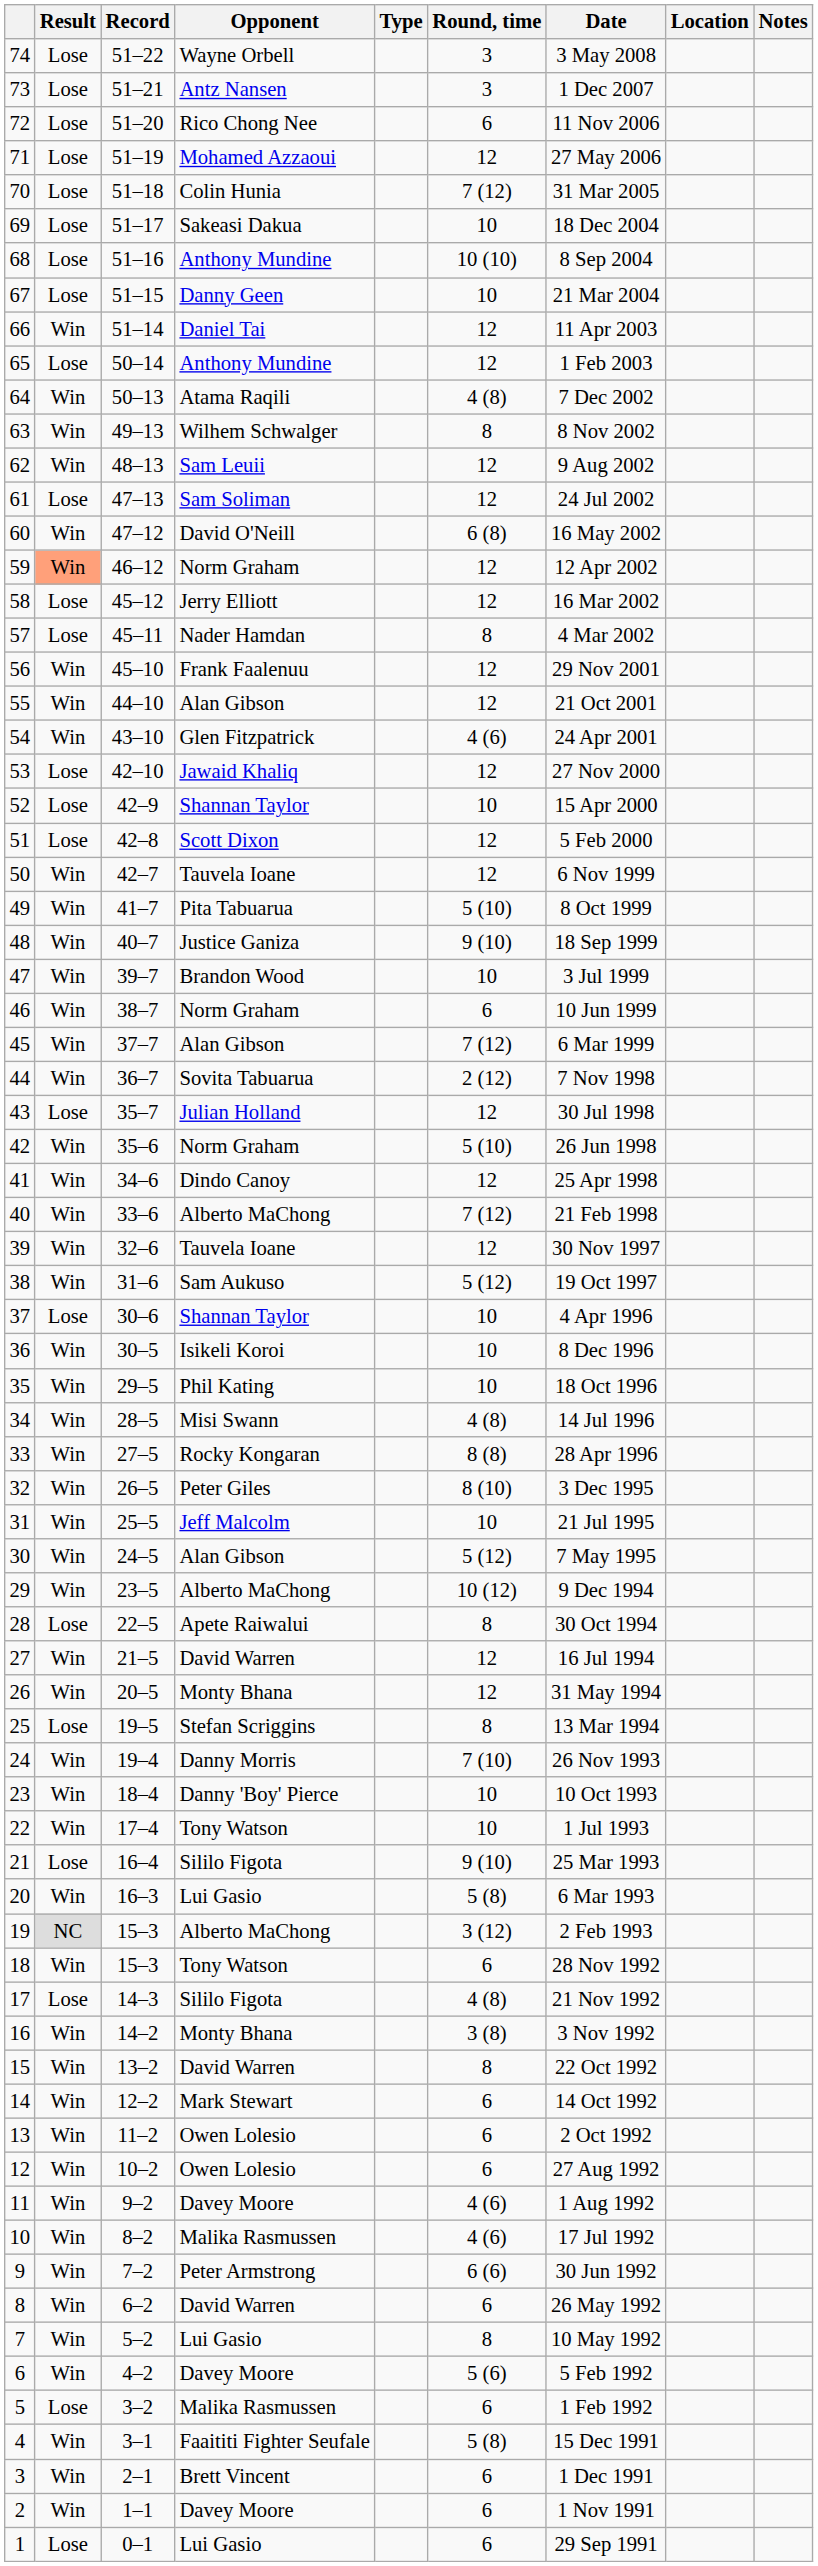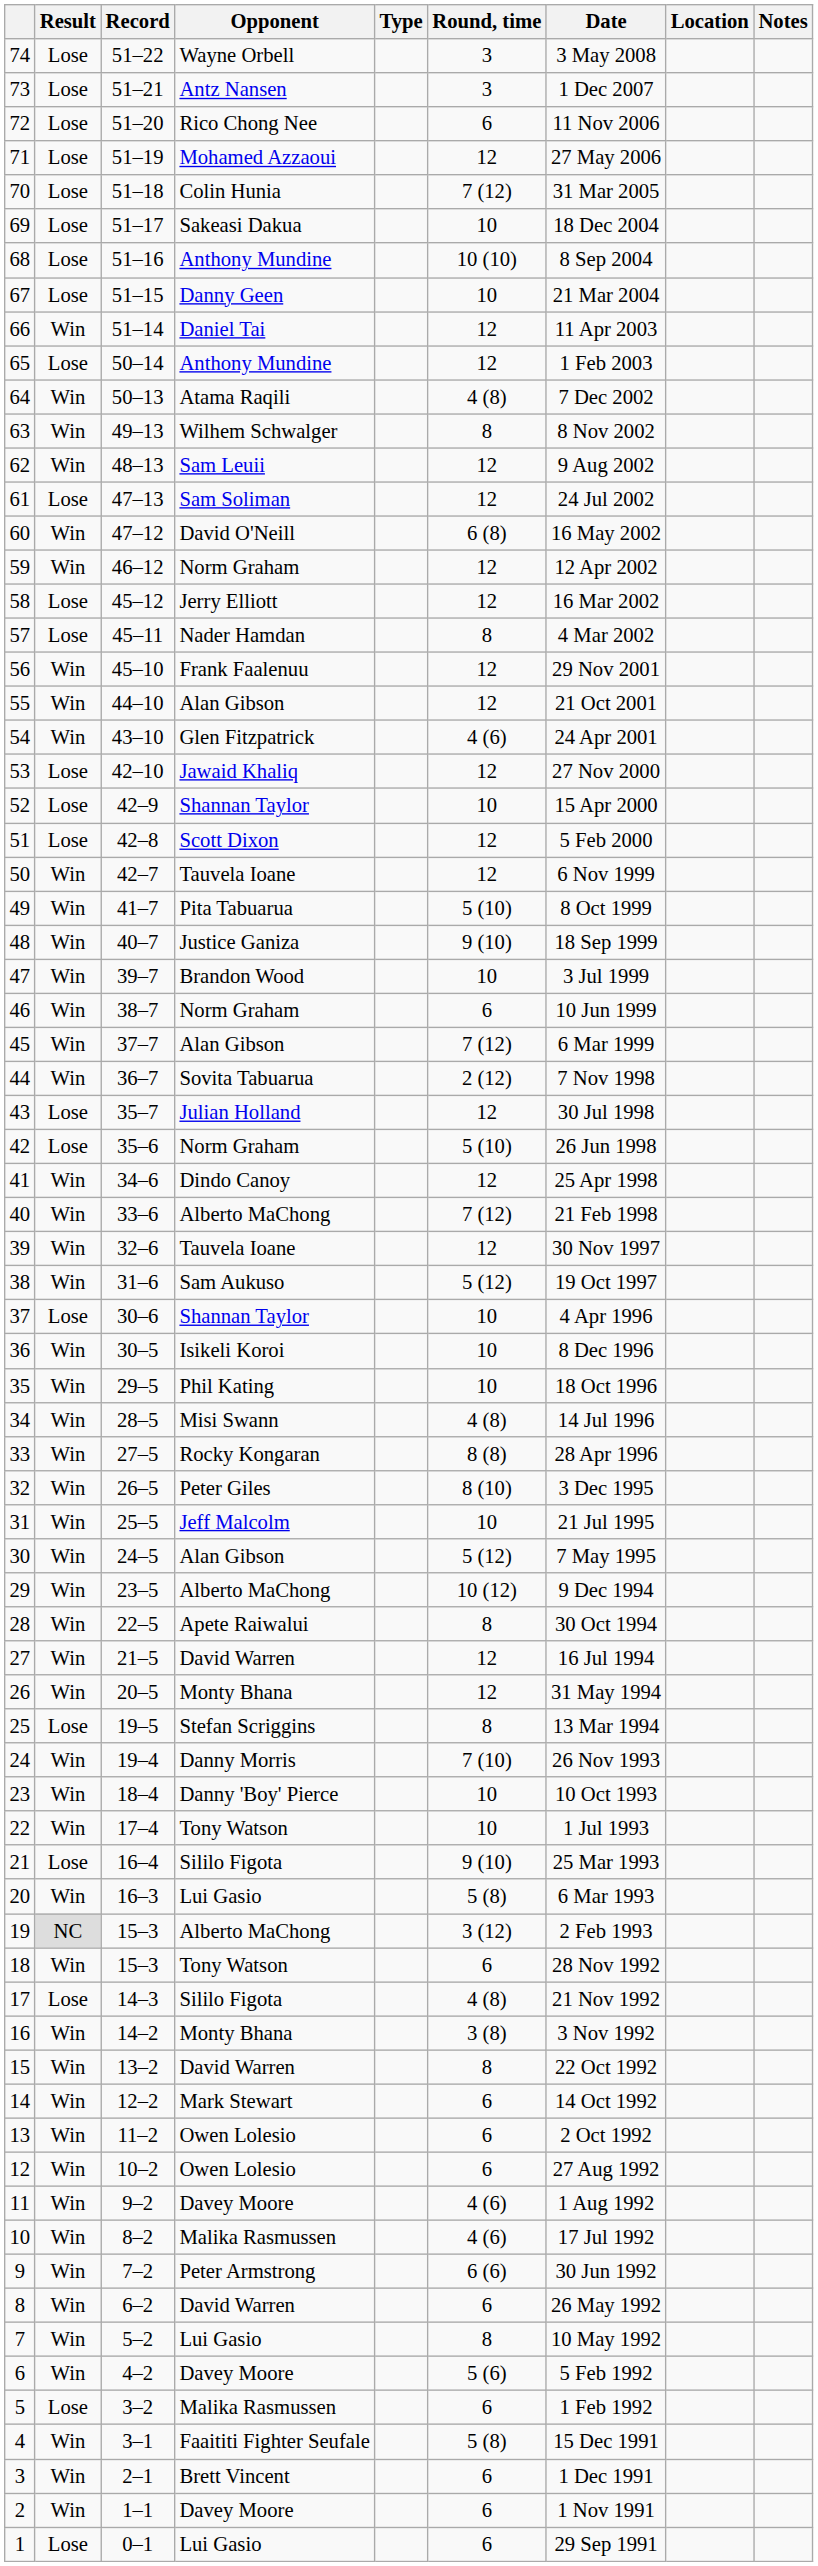(68, 567) lightsalmon background -> (68, 567) no background
(68, 1146) Win -> (68, 1146) Lose
(68, 1623) Lose -> (68, 1623) Win
